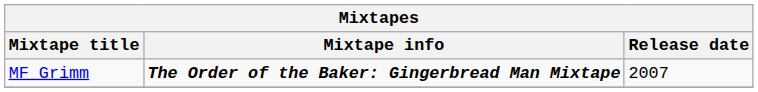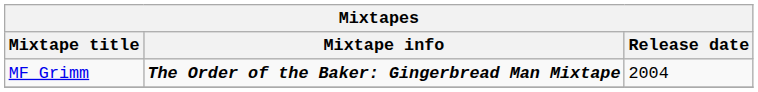(649, 73) 2007 -> (649, 73) 2004
